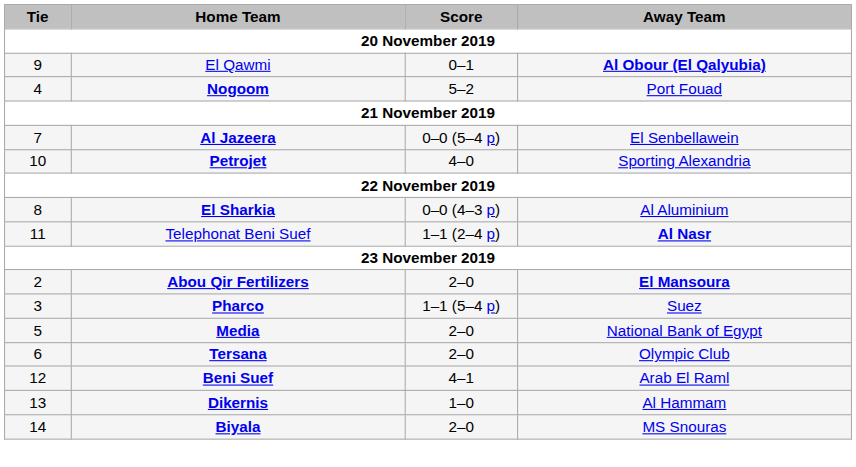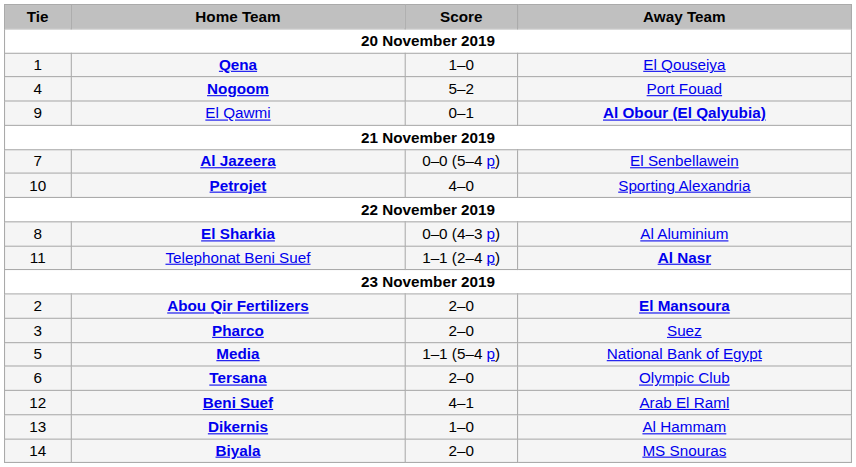+ row: (238, 65)
rows swapped: (238, 89) <-> (238, 65)
(461, 306) 1–1 (5–4 p) -> (461, 330) 2–0
(461, 330) 2–0 -> (461, 355) 1–1 (5–4 p)
